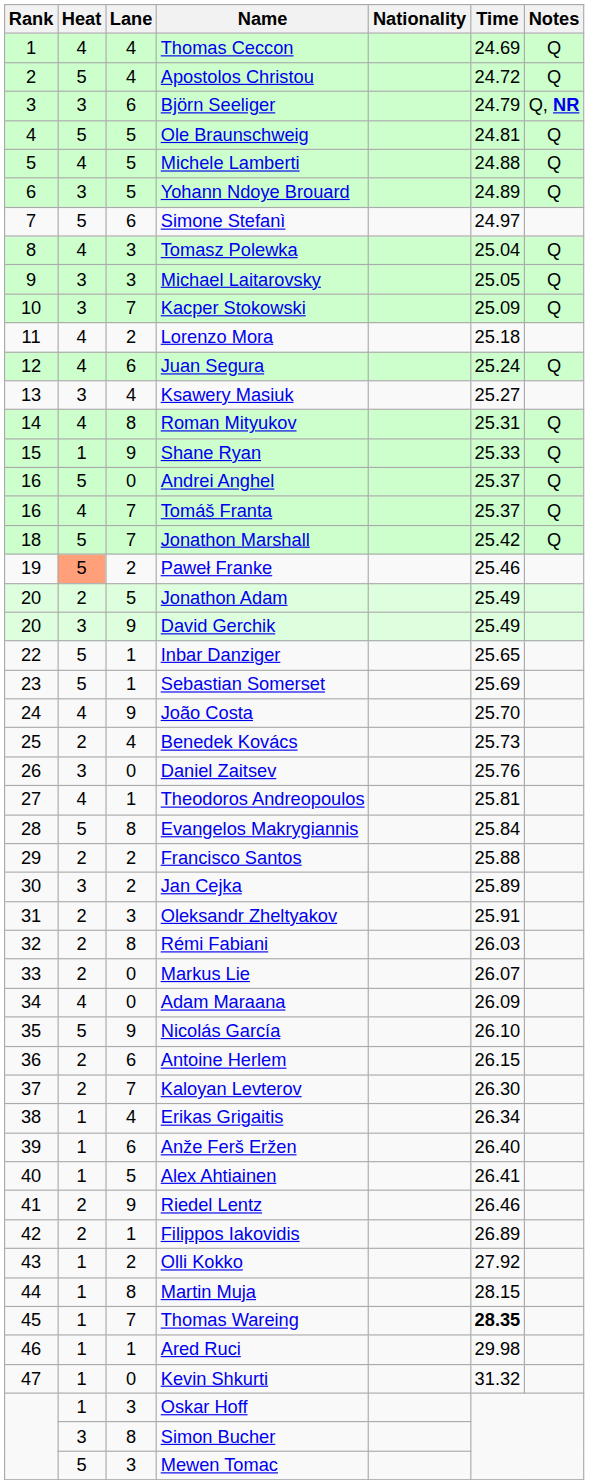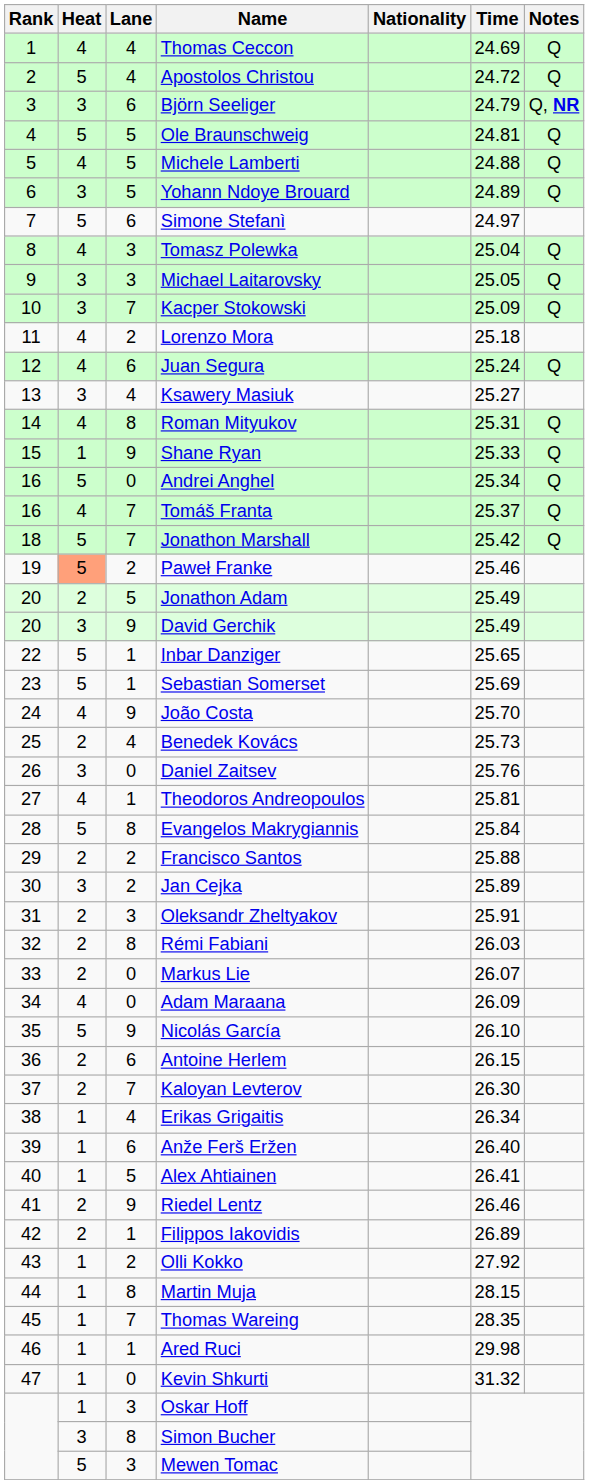(497, 481) 25.37 -> (497, 481) 25.34
(497, 1320) bold -> (497, 1320) normal
